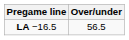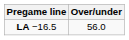(96, 27) 56.5 -> (96, 27) 56.0
